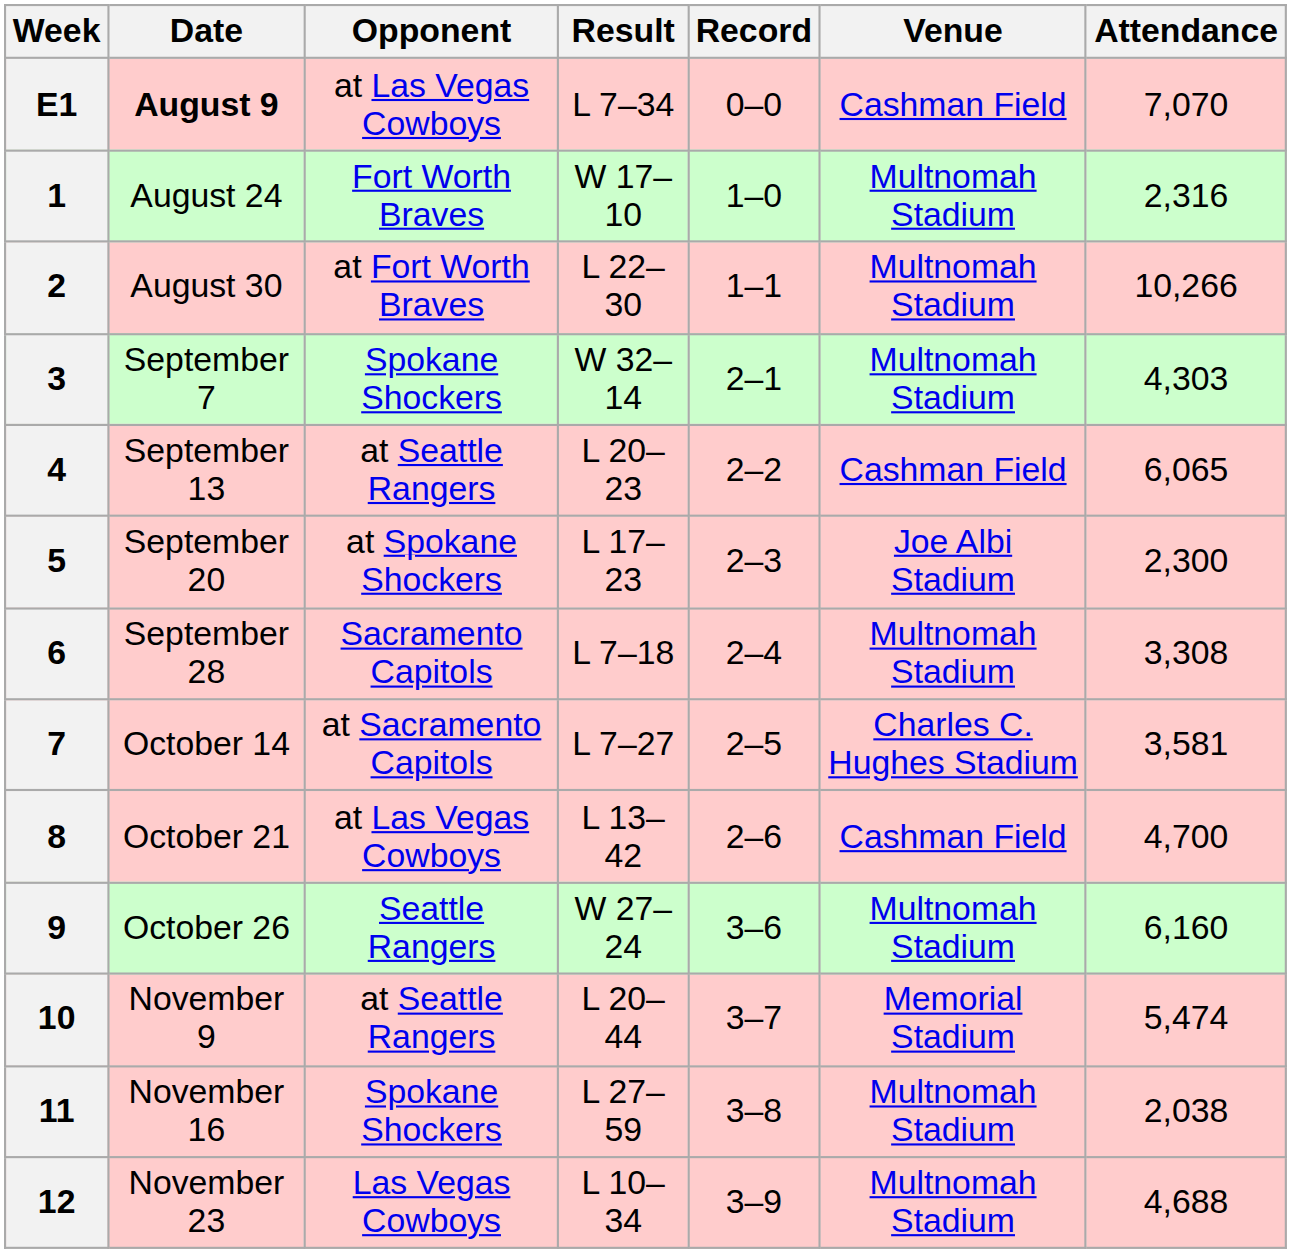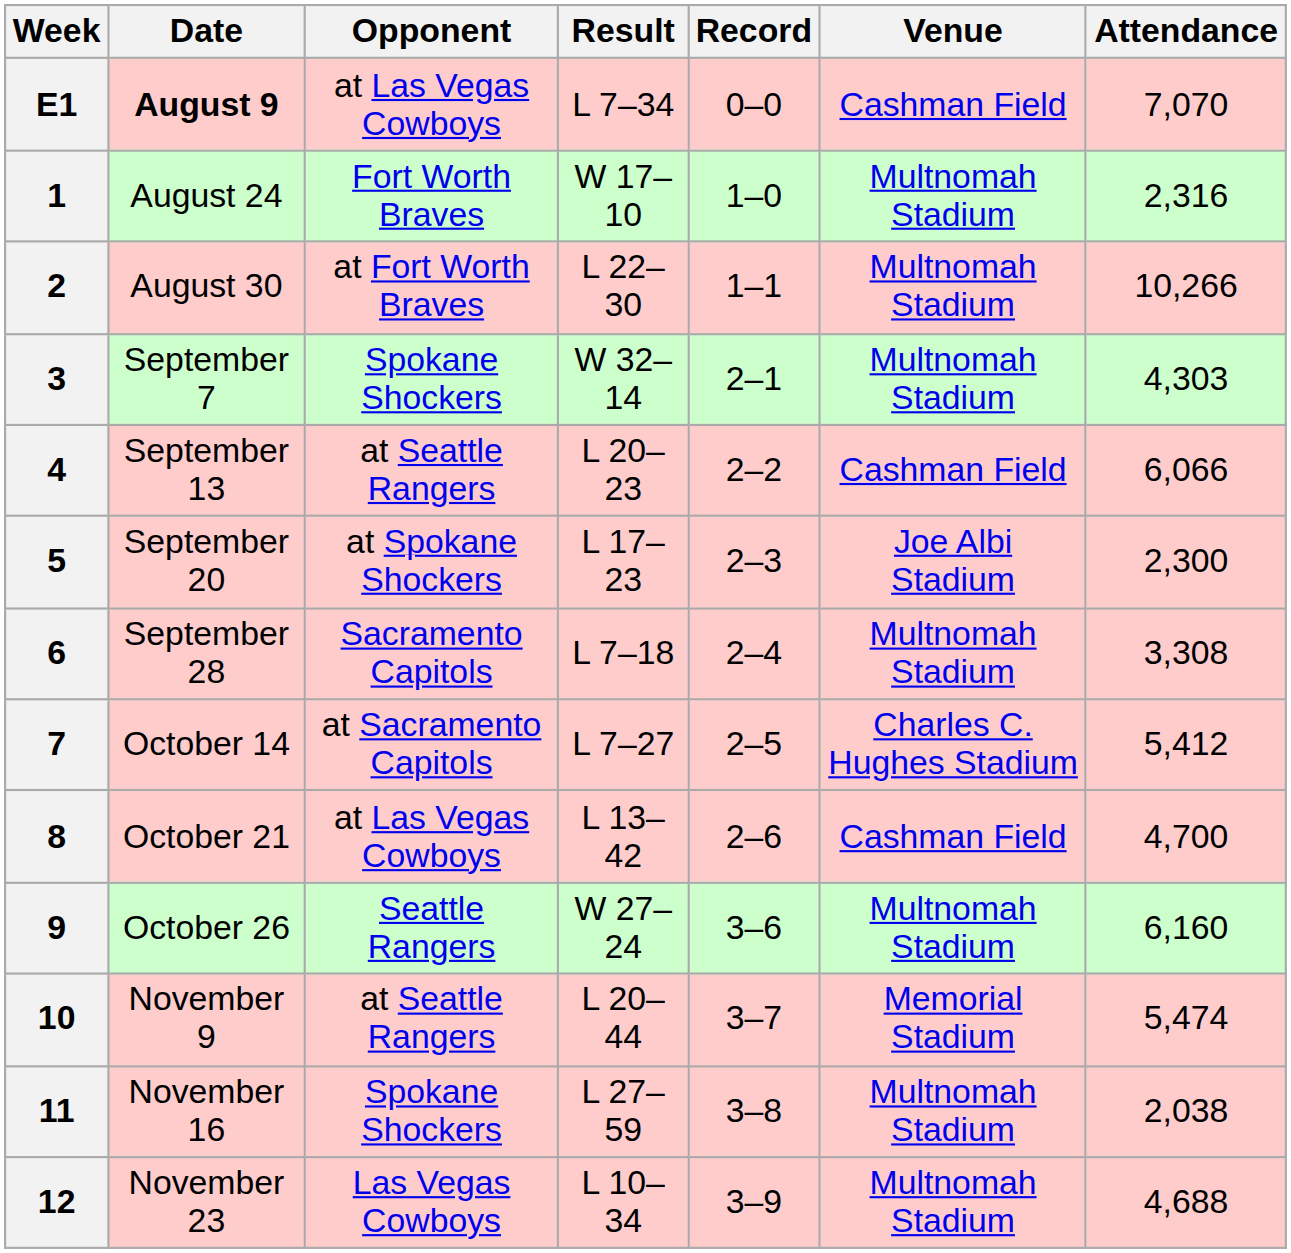(1186, 469) 6,065 -> (1186, 469) 6,066
(1186, 744) 3,581 -> (1186, 744) 5,412
